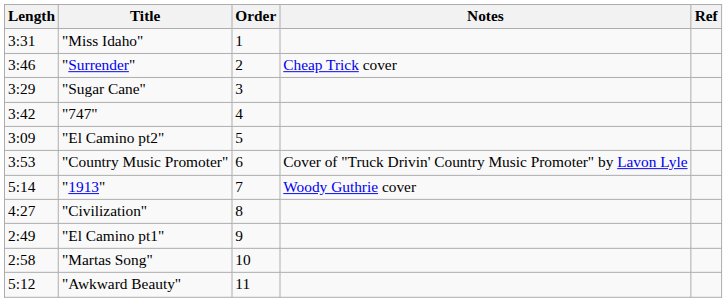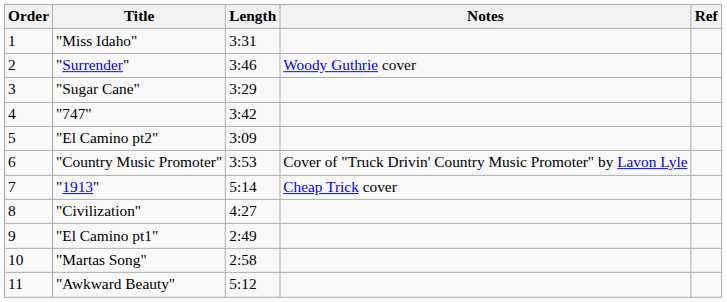columns swapped: (256, 16) <-> (31, 16)
(340, 65) Cheap Trick cover -> (350, 65) Woody Guthrie cover
(350, 187) Woody Guthrie cover -> (340, 187) Cheap Trick cover
